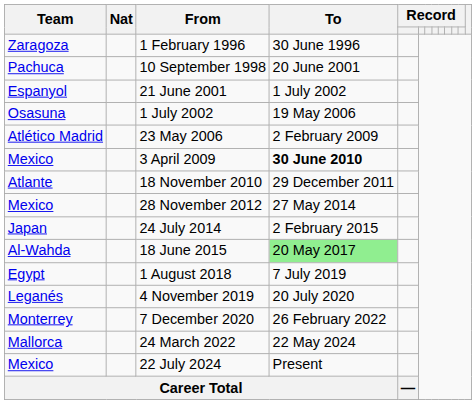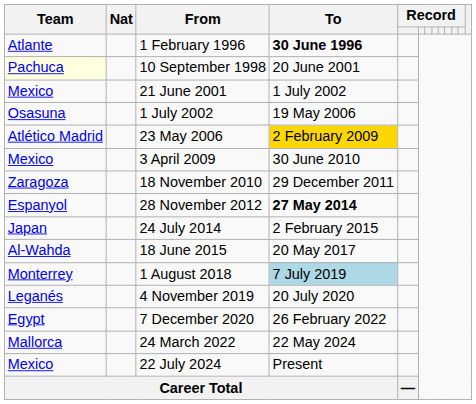(38, 45) Zaragoza -> (30, 45) Atlante
(316, 45) normal -> (317, 45) bold
(36, 68) no background -> (36, 68) lightyellow background
(37, 91) Espanyol -> (31, 91) Mexico
(325, 136) no background -> (325, 136) gold background
(317, 159) bold -> (316, 159) normal
(30, 182) Atlante -> (38, 182) Zaragoza
(31, 205) Mexico -> (37, 205) Espanyol
(314, 205) normal -> (315, 205) bold
(314, 250) lightgreen background -> (314, 250) no background
(26, 273) Egypt -> (40, 273) Monterrey
(309, 273) no background -> (309, 273) lightblue background
(40, 319) Monterrey -> (26, 319) Egypt
